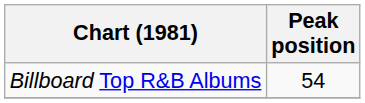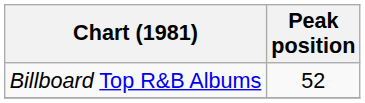(313, 80) 54 -> (313, 80) 52
